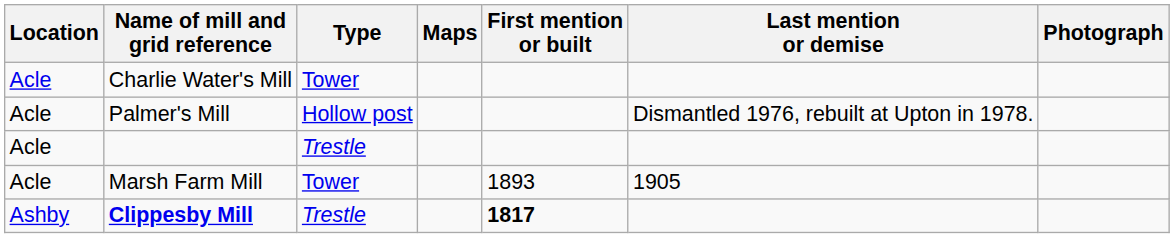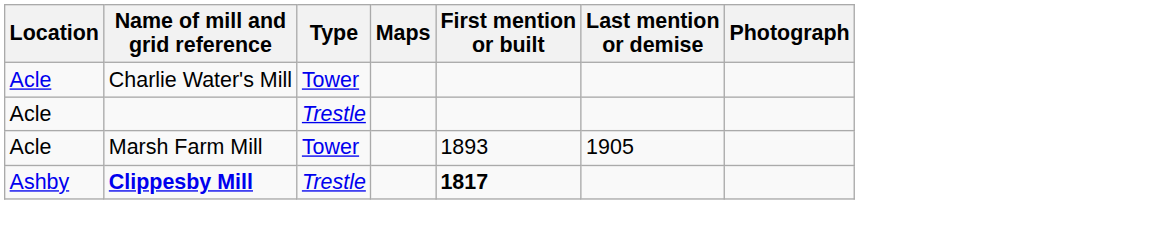- row: (169, 113)
